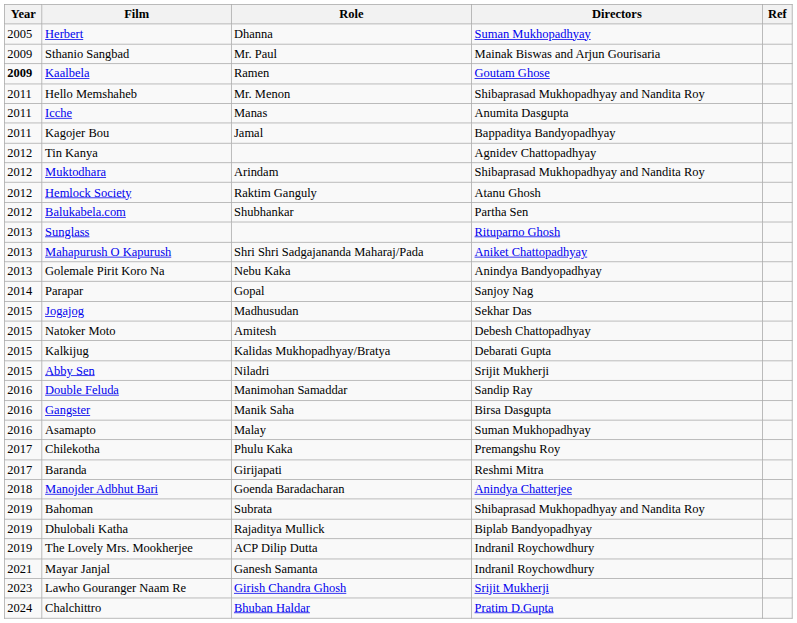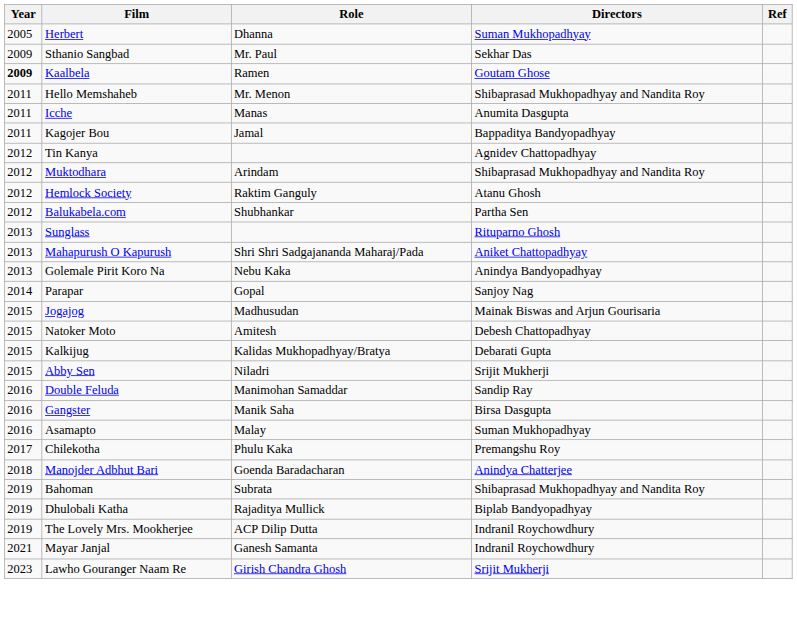(567, 53) Mainak Biswas and Arjun Gourisaria -> (503, 53) Sekhar Das
(503, 311) Sekhar Das -> (567, 311) Mainak Biswas and Arjun Gourisaria
- row: (66, 469)
- row: (73, 608)
